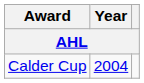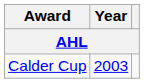(111, 66) 2004 -> (111, 66) 2003
